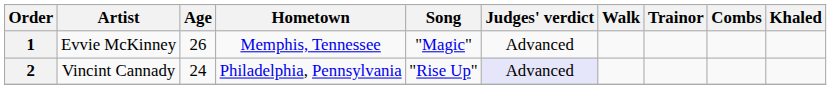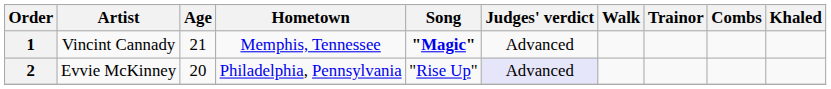(119, 44) Evvie McKinney -> (119, 44) Vincint Cannady
(198, 44) 26 -> (198, 44) 21
(444, 44) normal -> (444, 44) bold
(119, 71) Vincint Cannady -> (119, 71) Evvie McKinney
(198, 71) 24 -> (198, 71) 20
